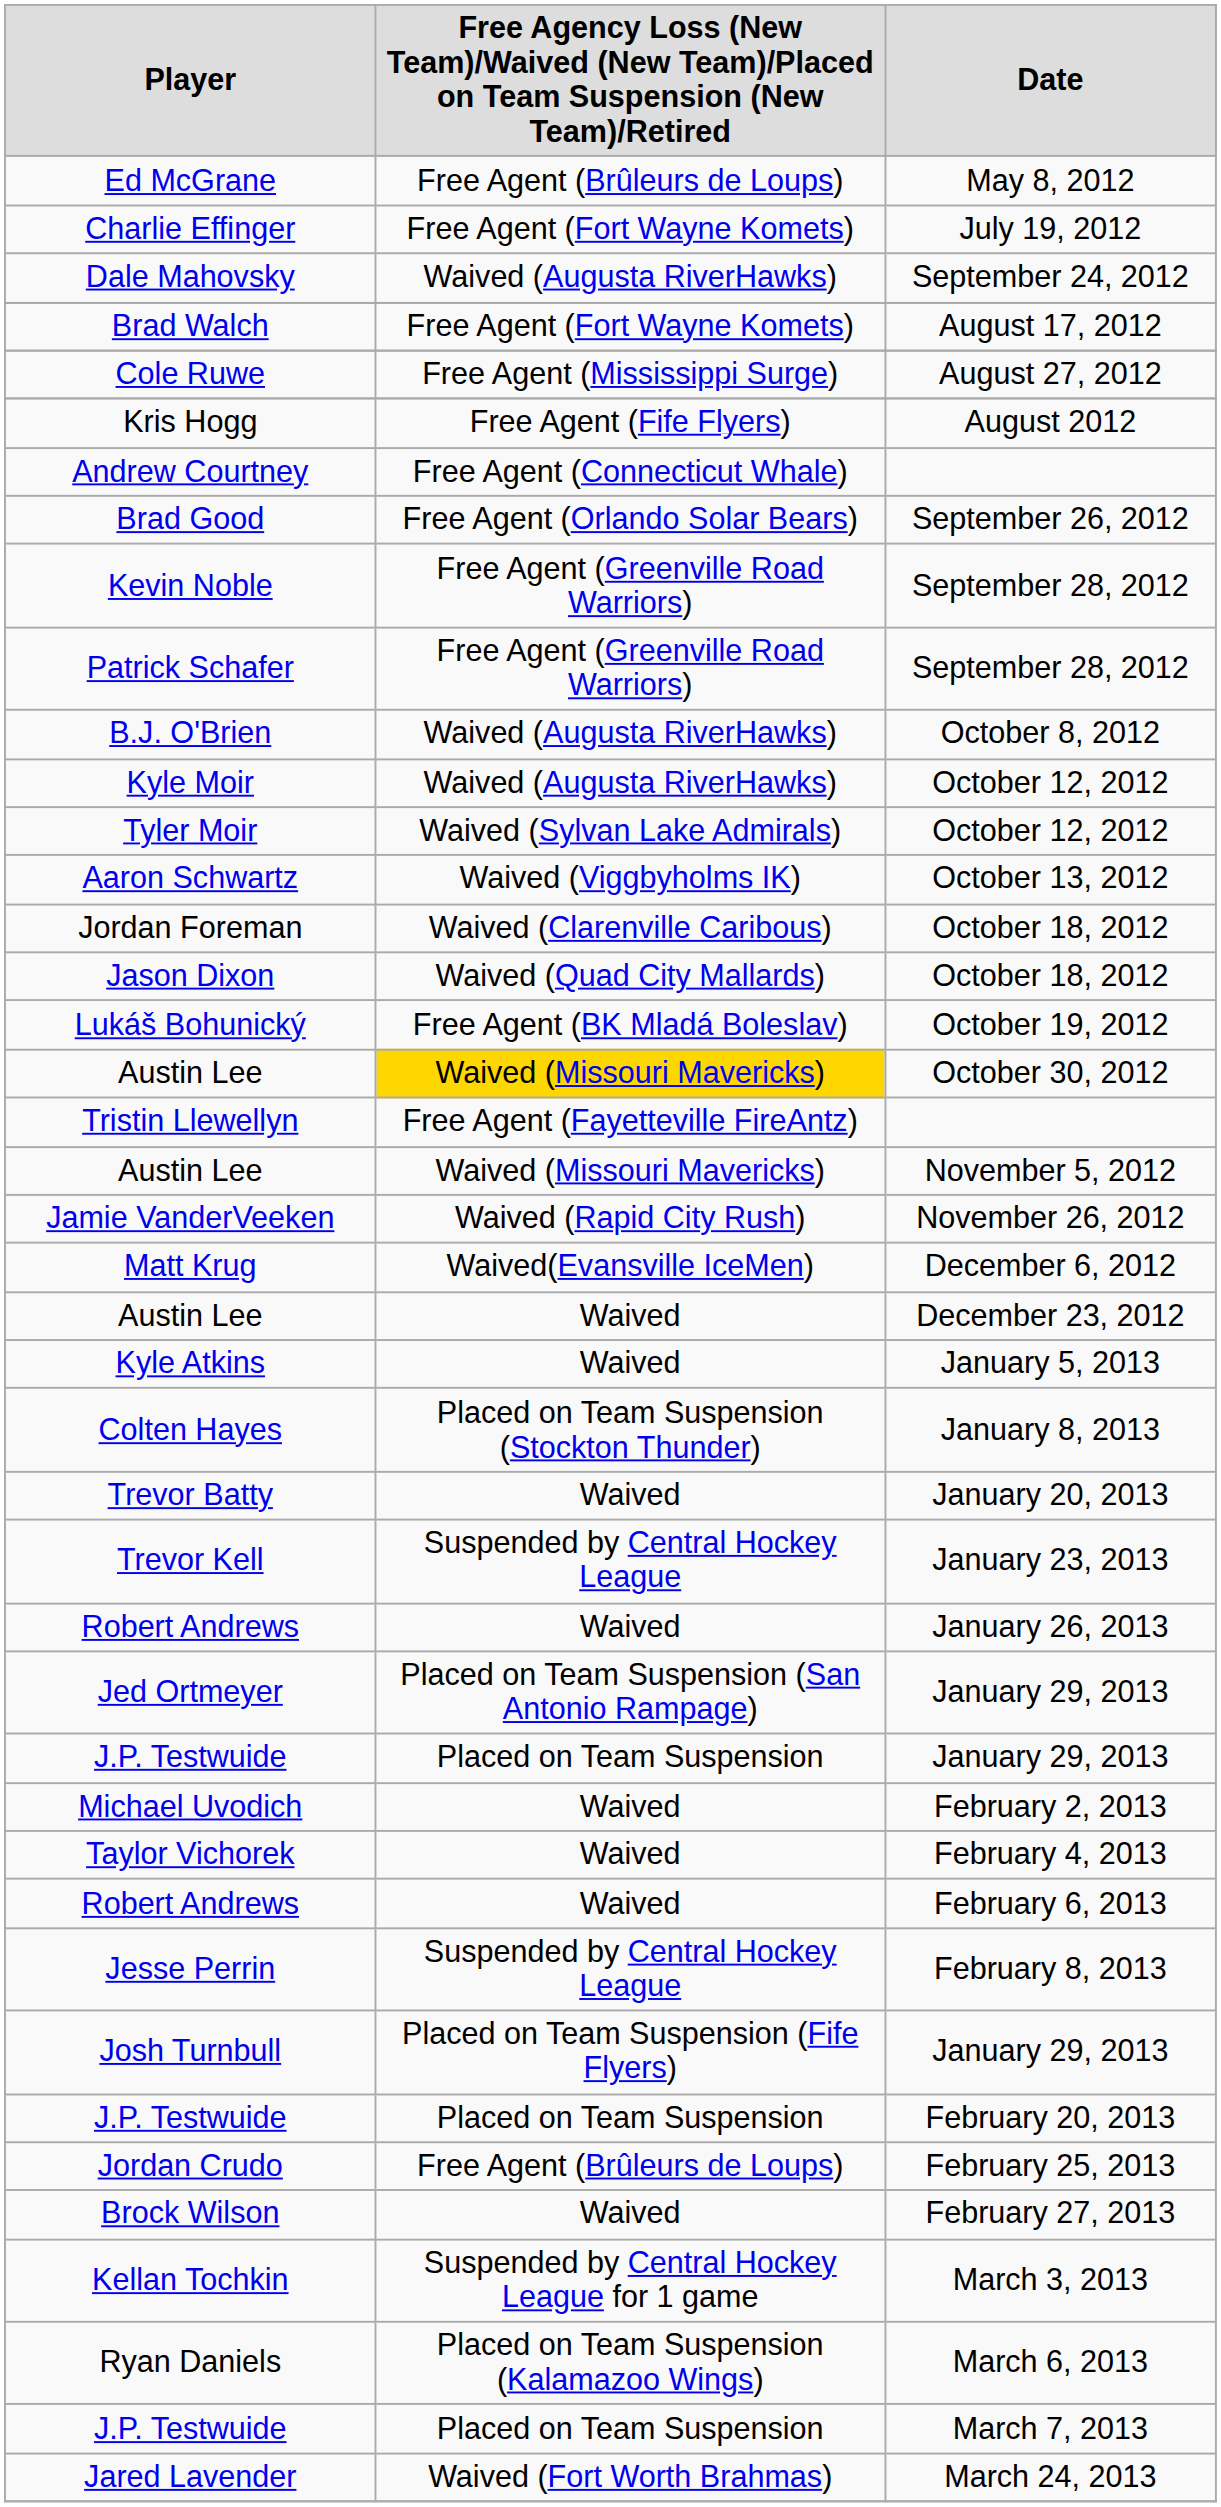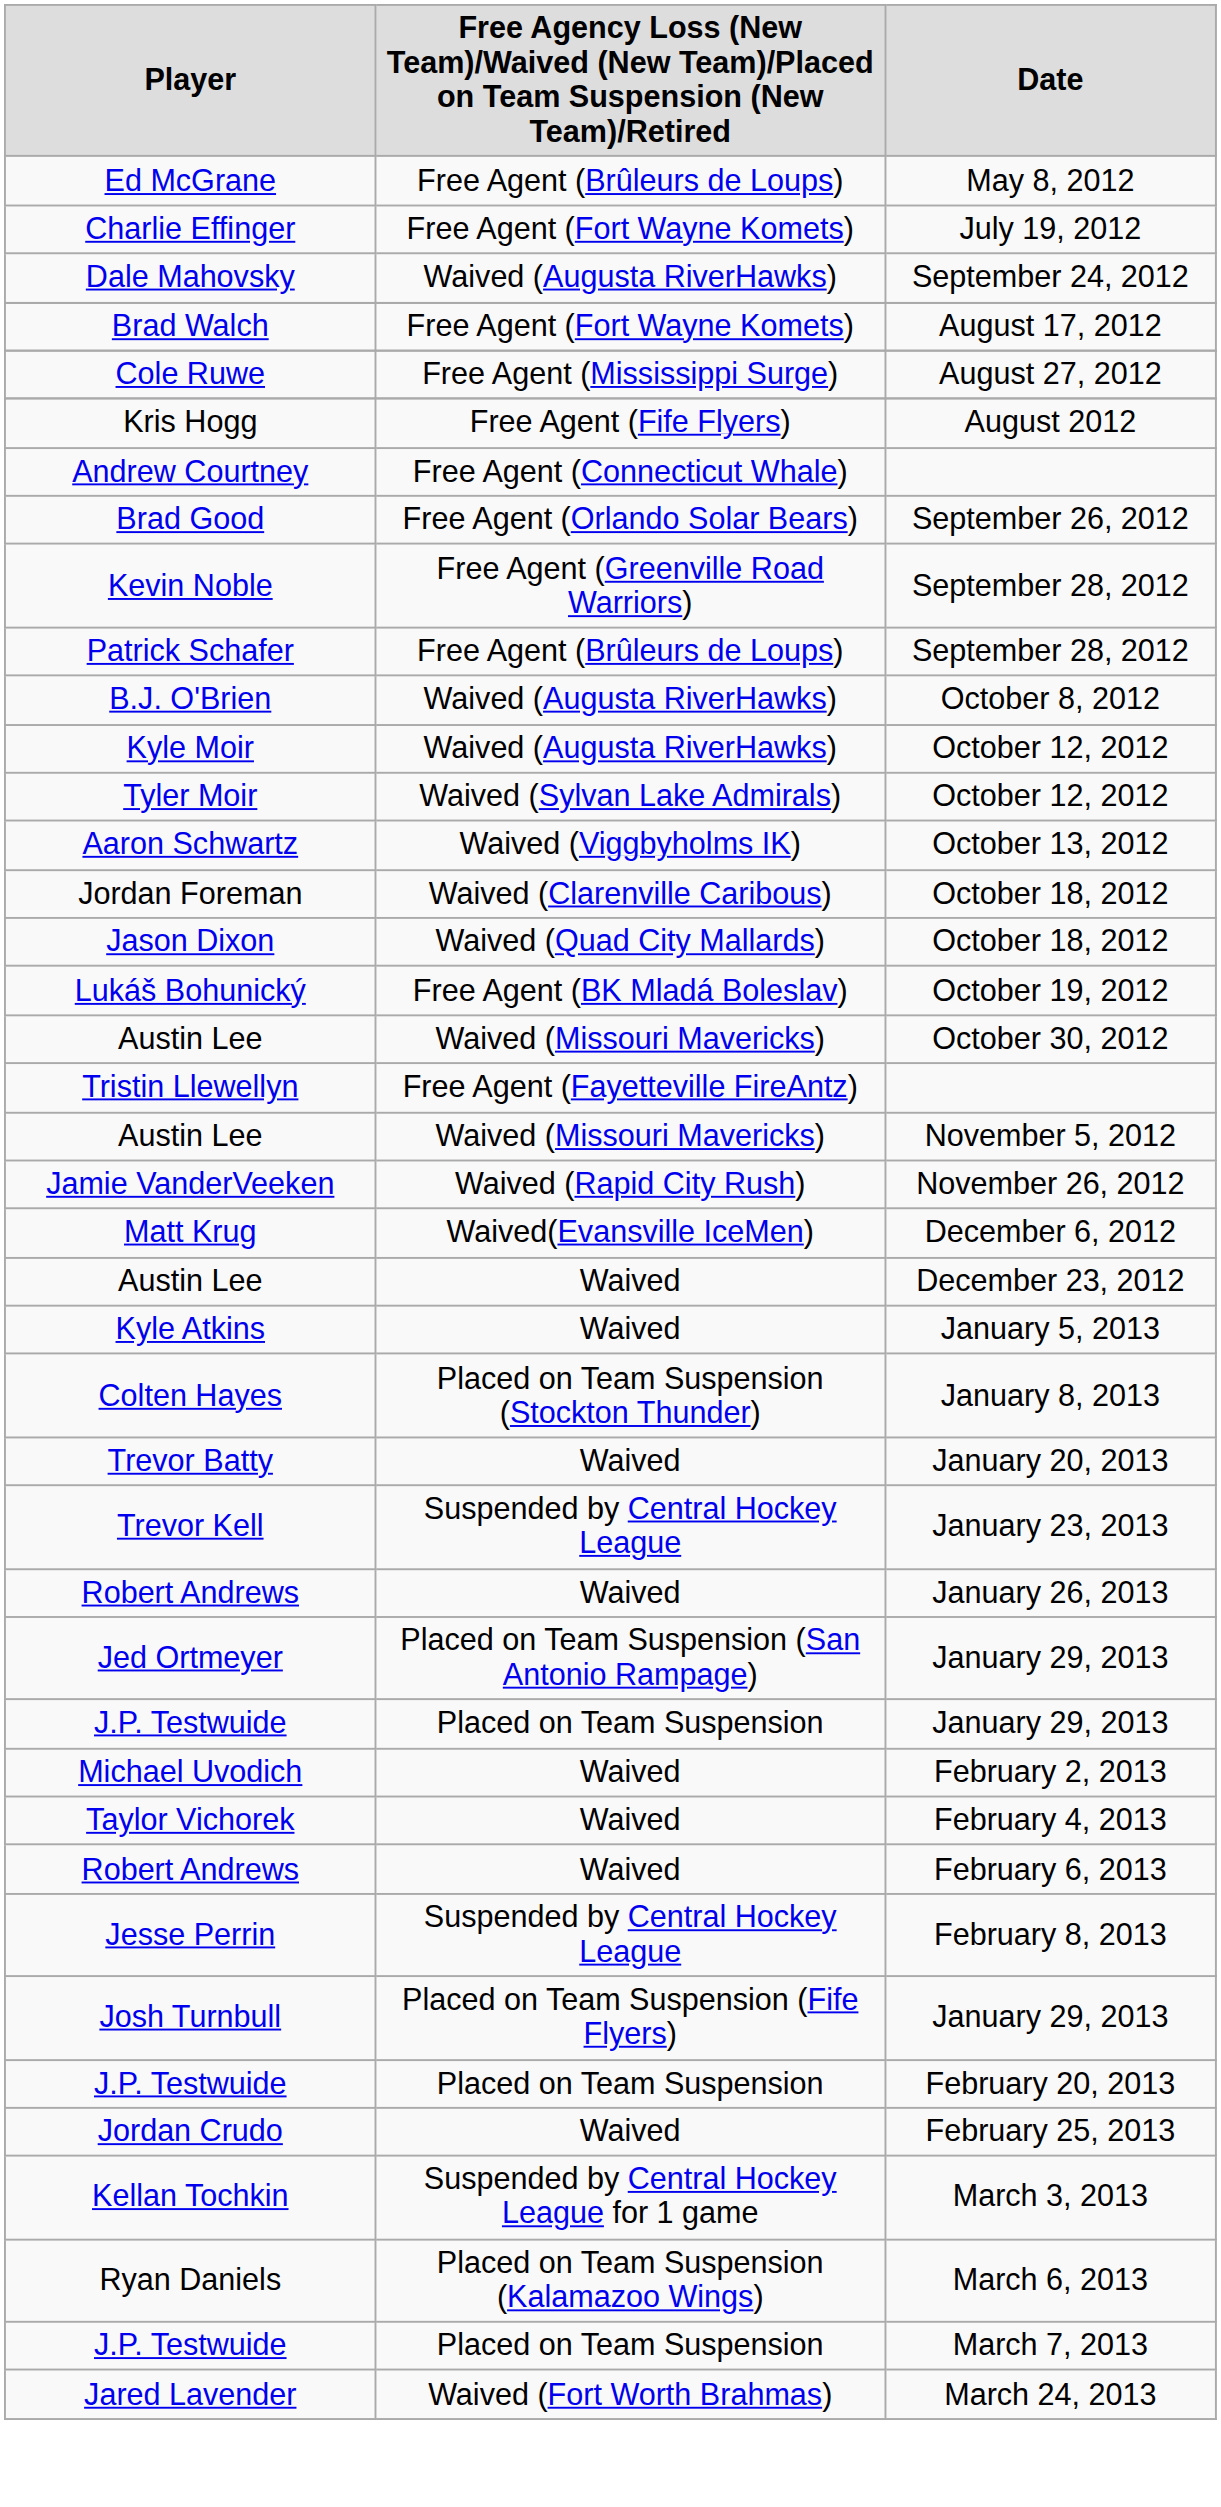(630, 668) Free Agent (Greenville Road Warriors) -> (630, 650) Free Agent (Brûleurs de Loups)
(630, 1073) gold background -> (630, 1038) no background
(630, 2165) Free Agent (Brûleurs de Loups) -> (630, 2131) Waived
- row: (190, 2214)
